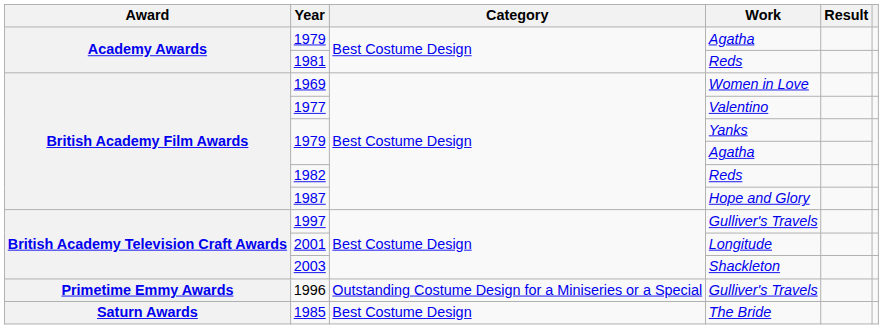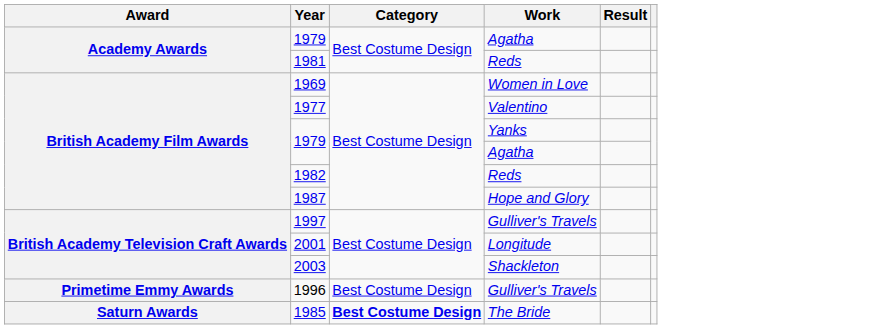(517, 289) Outstanding Costume Design for a Miniseries or a Special -> (402, 289) Best Costume Design
(402, 312) normal -> (407, 312) bold
